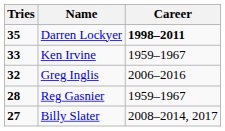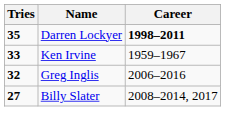- row: (73, 95)
